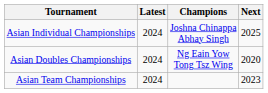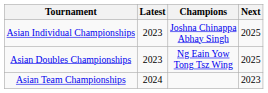(153, 33) 2024 -> (153, 33) 2023
(153, 59) 2024 -> (153, 59) 2023
(251, 59) 2020 -> (251, 59) 2025
